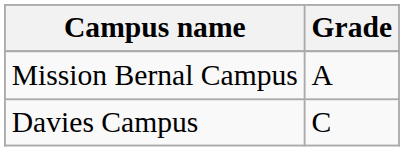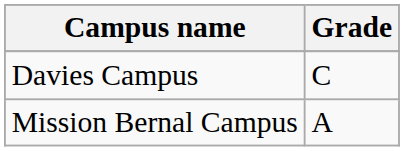rows swapped: (155, 74) <-> (105, 121)
